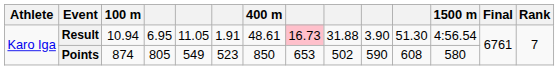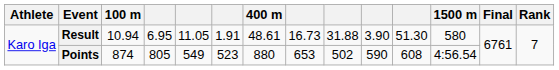(304, 35) pink background -> (304, 35) no background
(455, 35) 4:56.54 -> (455, 35) 580
(264, 55) 850 -> (264, 55) 880
(455, 55) 580 -> (455, 55) 4:56.54
